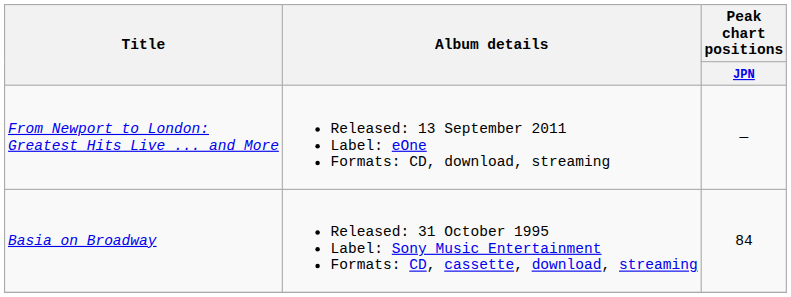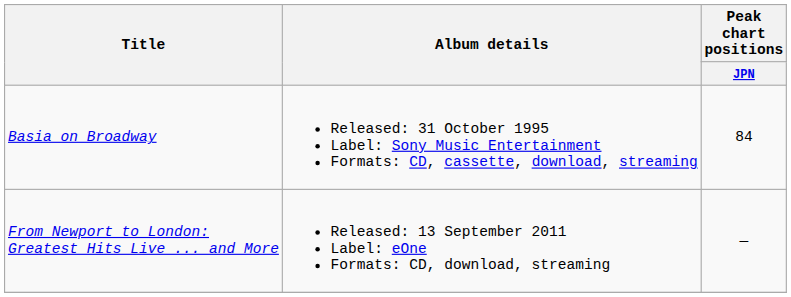rows swapped: (82, 240) <-> (143, 137)
